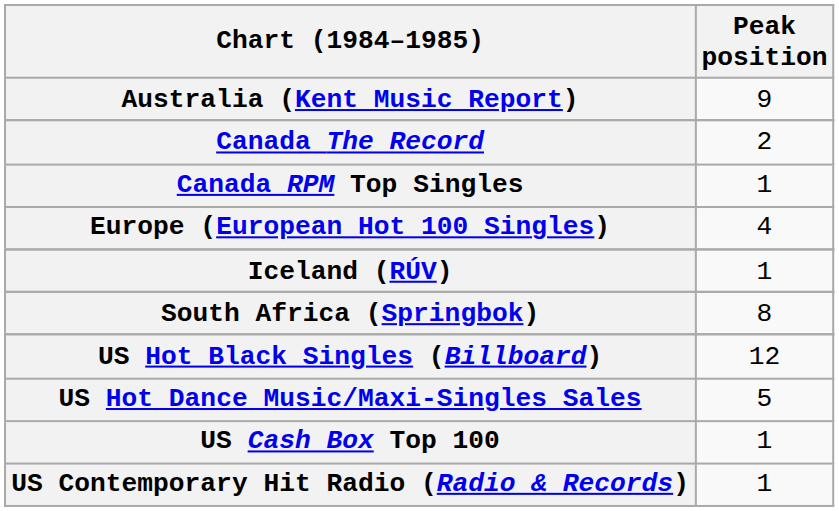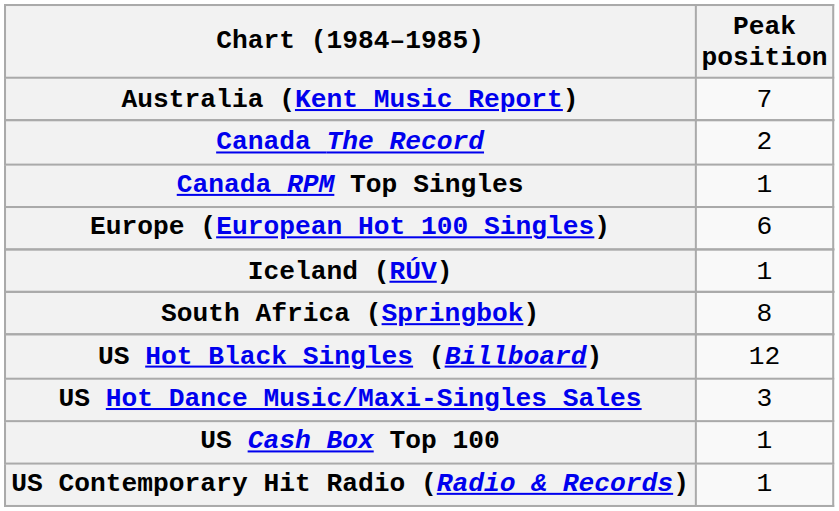(764, 100) 9 -> (764, 100) 7
(764, 228) 4 -> (764, 228) 6
(764, 399) 5 -> (764, 399) 3
